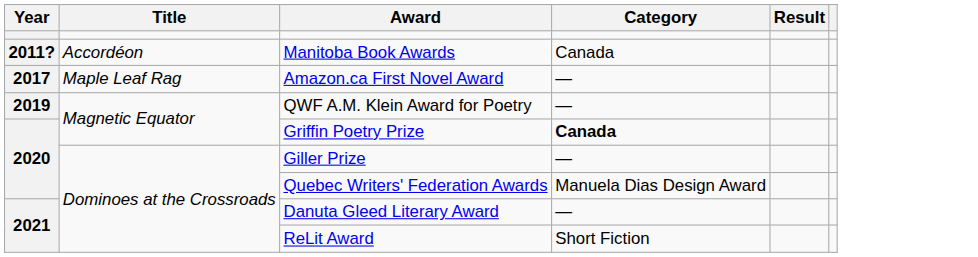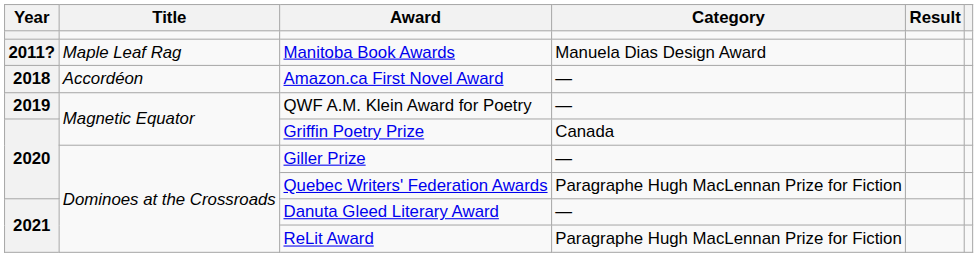(103, 52) Accordéon -> (122, 52) Maple Leaf Rag
(585, 52) Canada -> (661, 52) Manuela Dias Design Award
(32, 78) 2017 -> (32, 78) 2018
(122, 78) Maple Leaf Rag -> (103, 78) Accordéon
(586, 132) bold -> (585, 132) normal
(661, 185) Manuela Dias Design Award -> (729, 185) Paragraphe Hugh MacLennan Prize for Fiction
(602, 238) Short Fiction -> (729, 238) Paragraphe Hugh MacLennan Prize for Fiction
